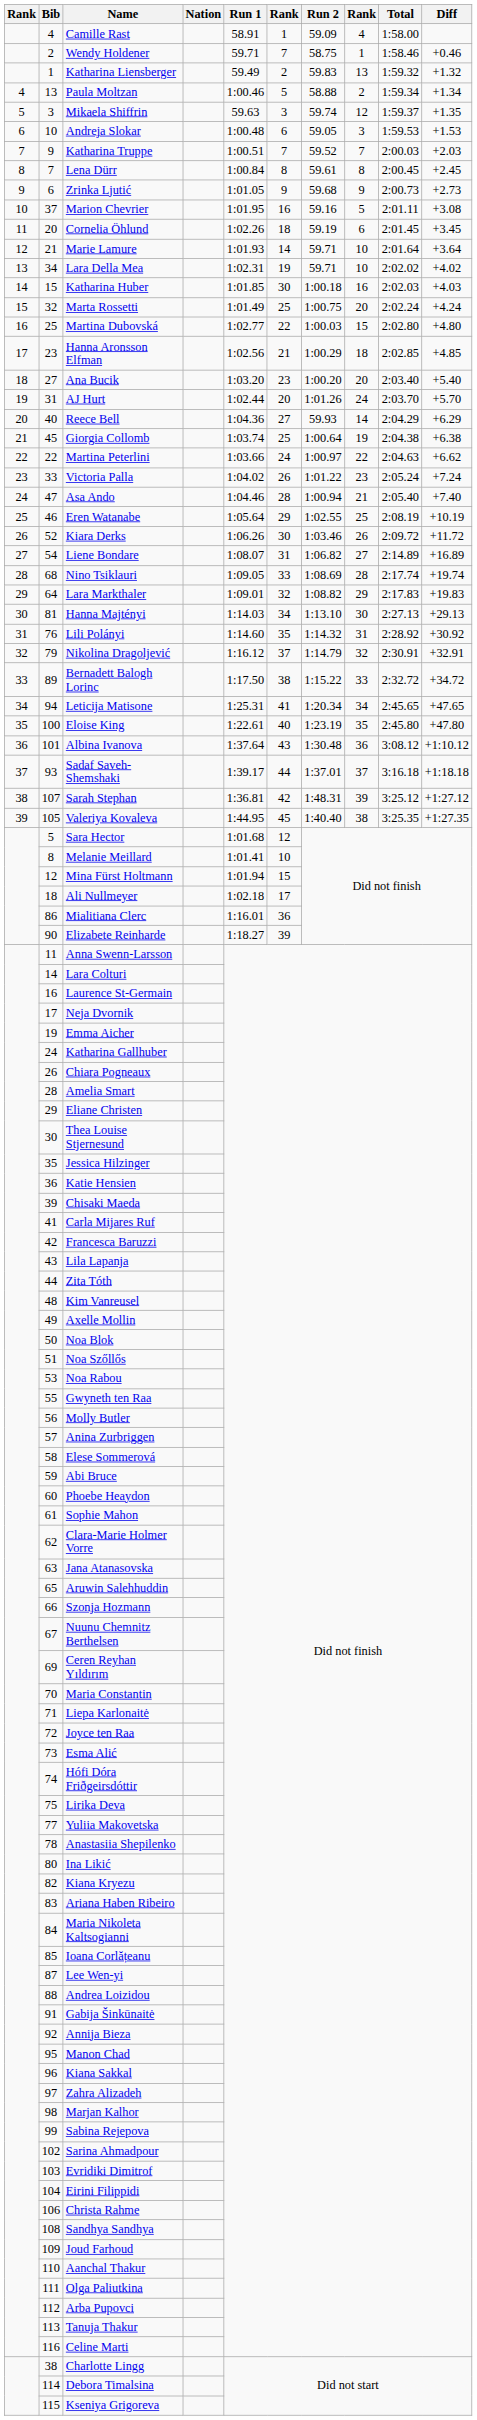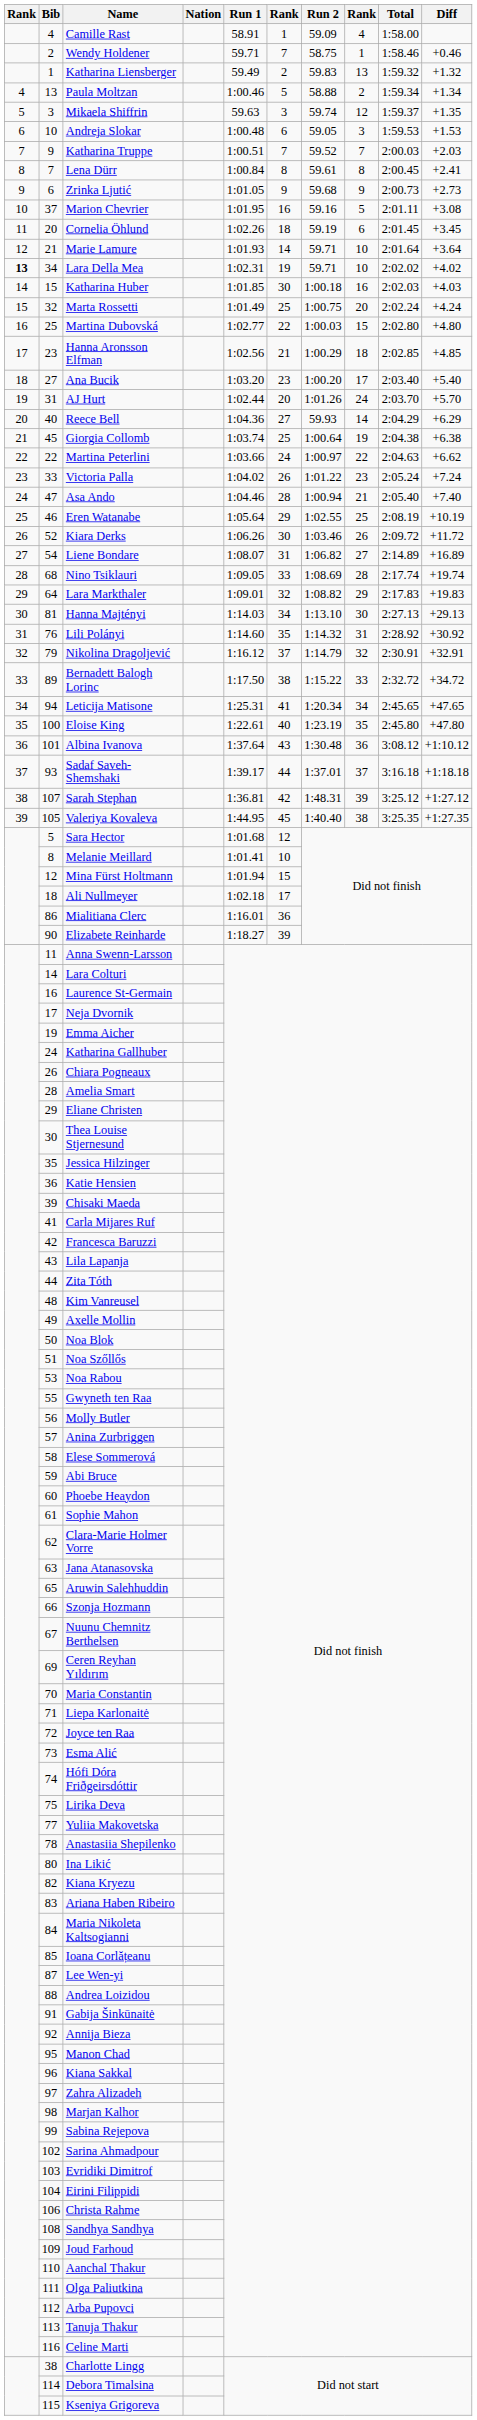(447, 170) +2.45 -> (447, 170) +2.41
(22, 268) normal -> (22, 268) bold
(362, 379) 20 -> (362, 379) 17
